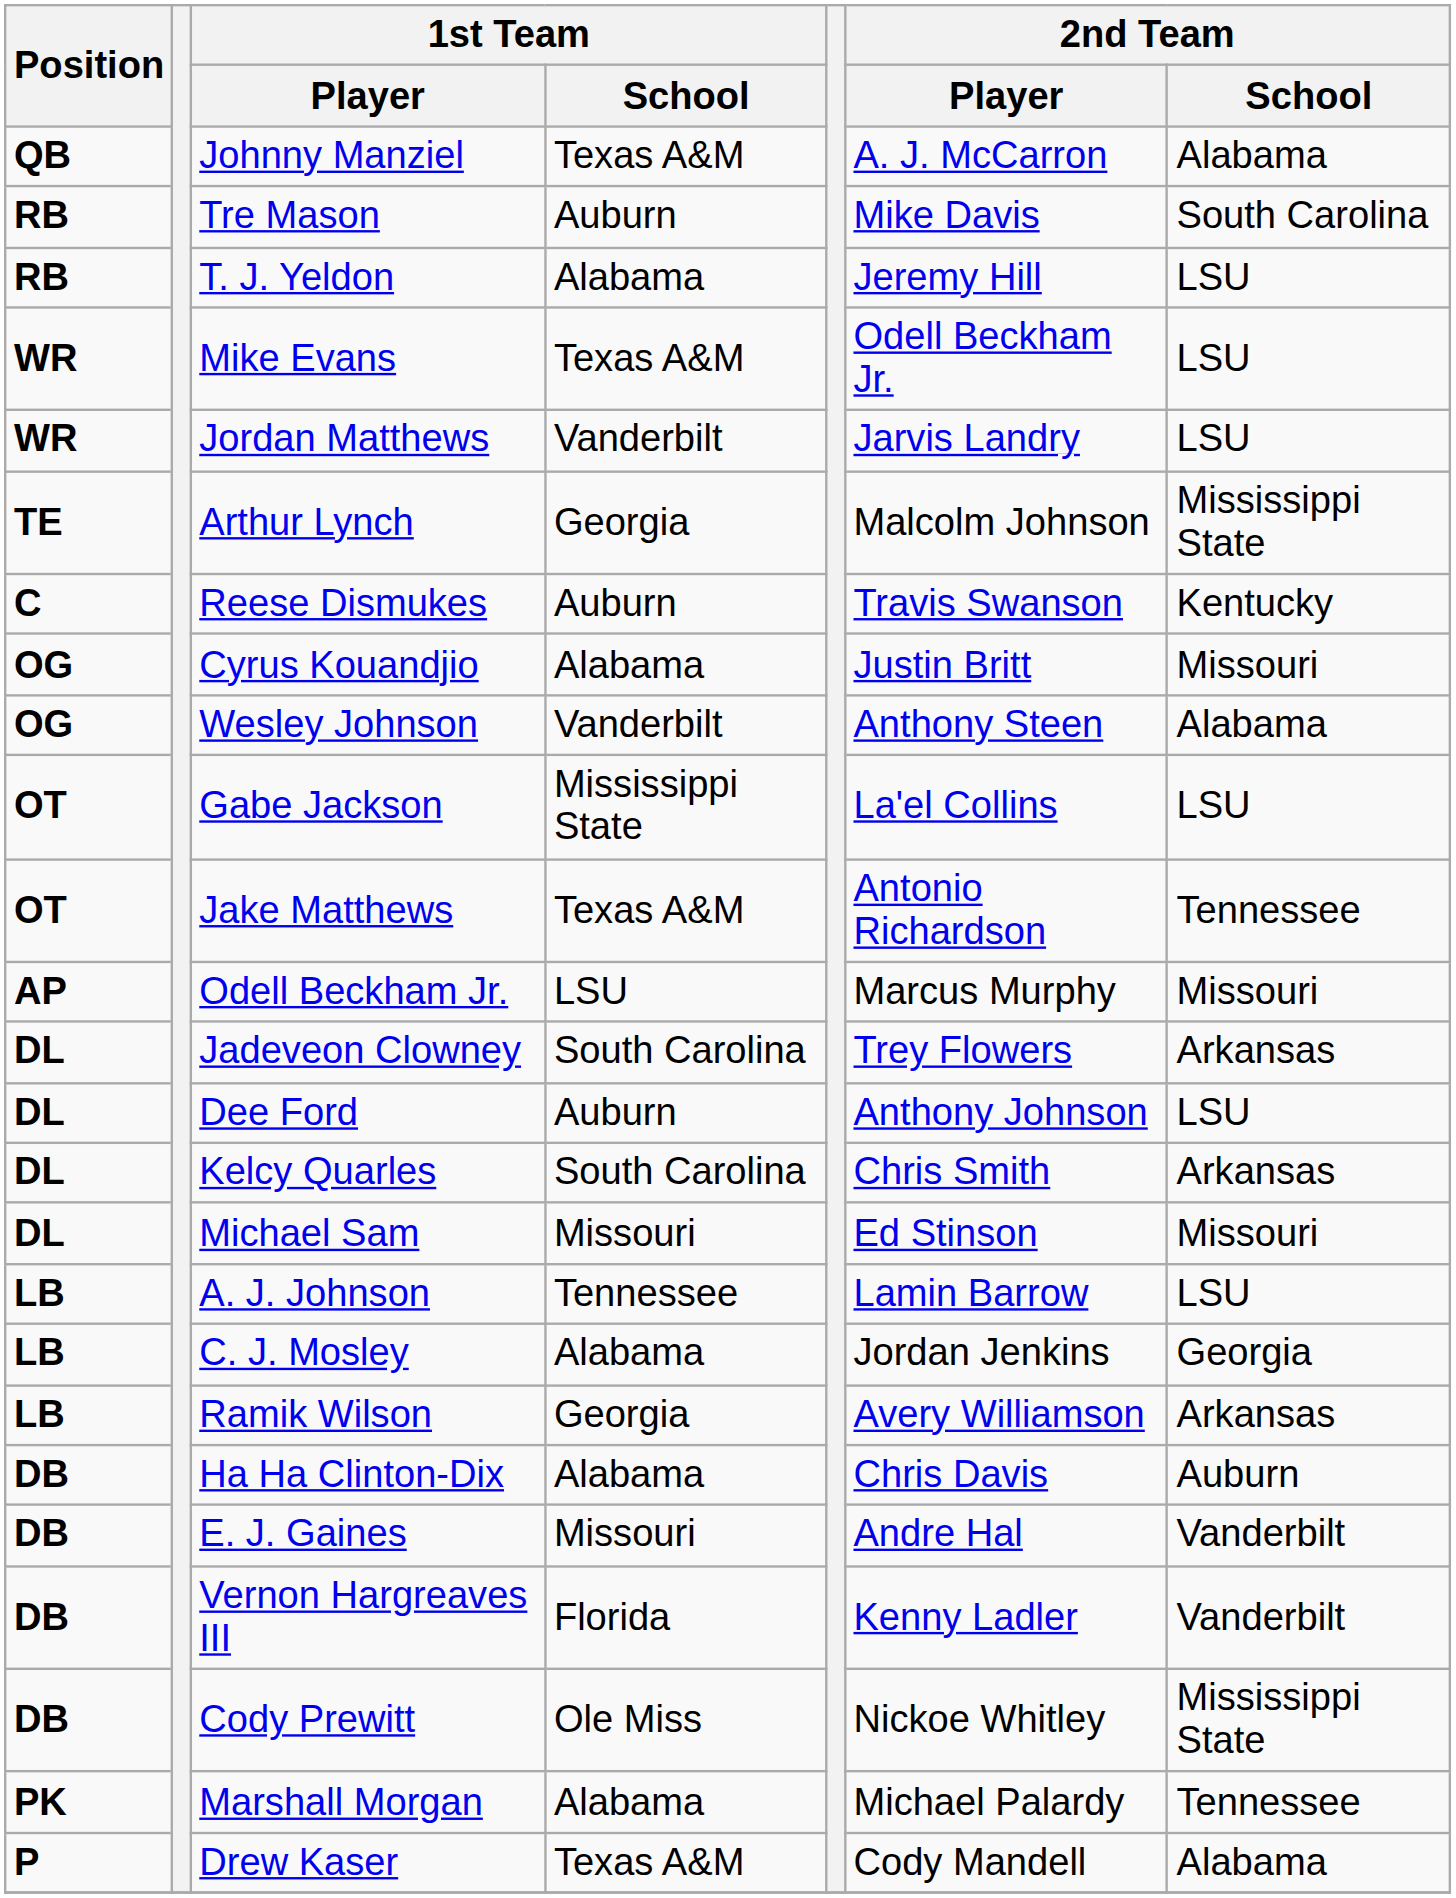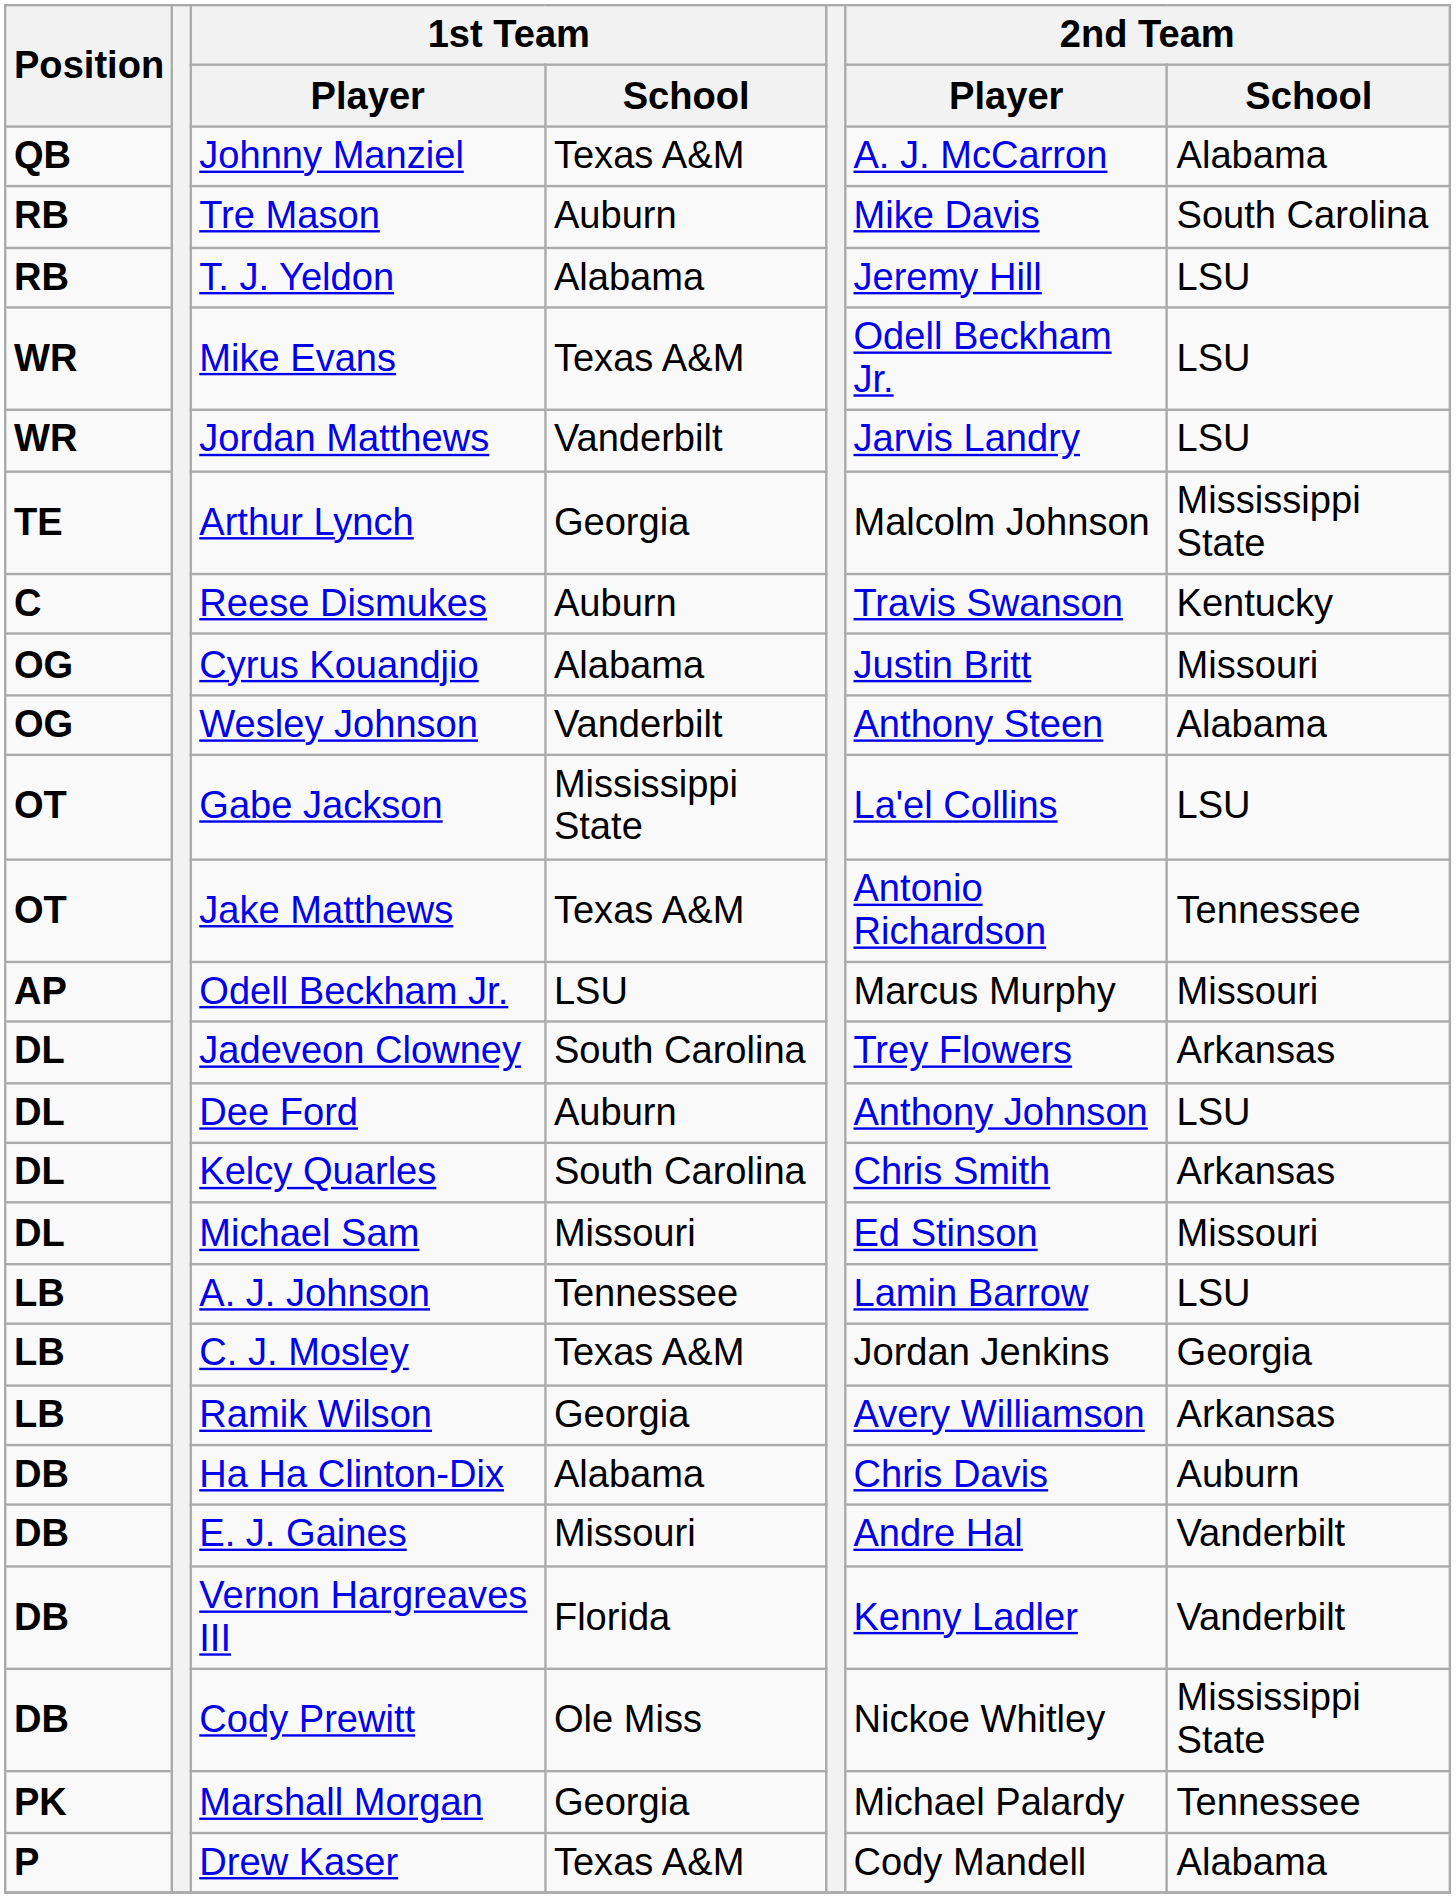(629, 1353) Alabama -> (649, 1353) Texas A&M
(629, 1801) Alabama -> (622, 1801) Georgia
